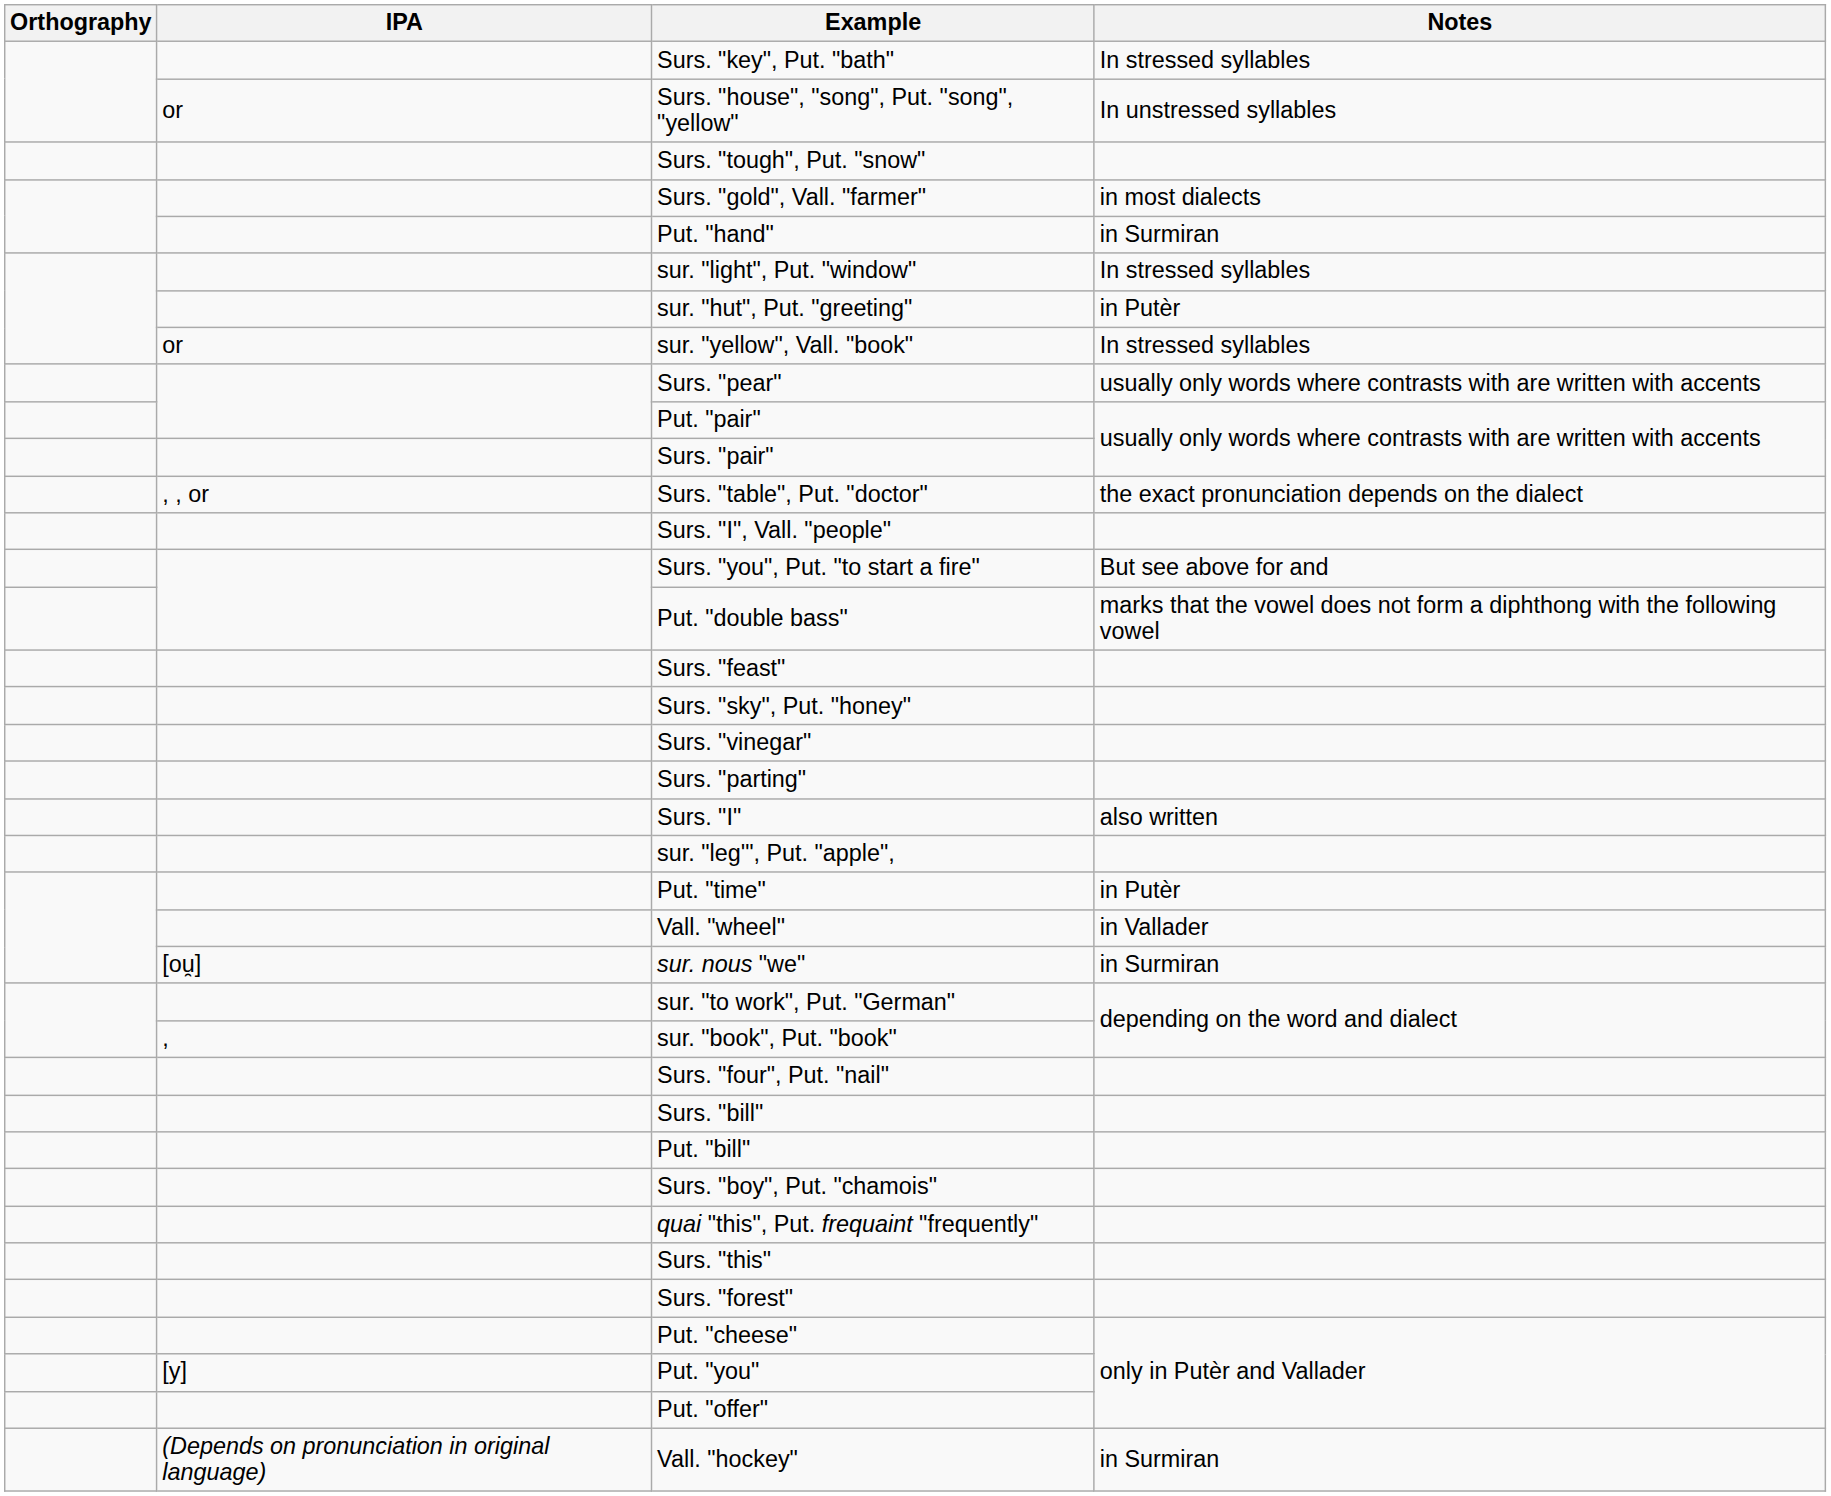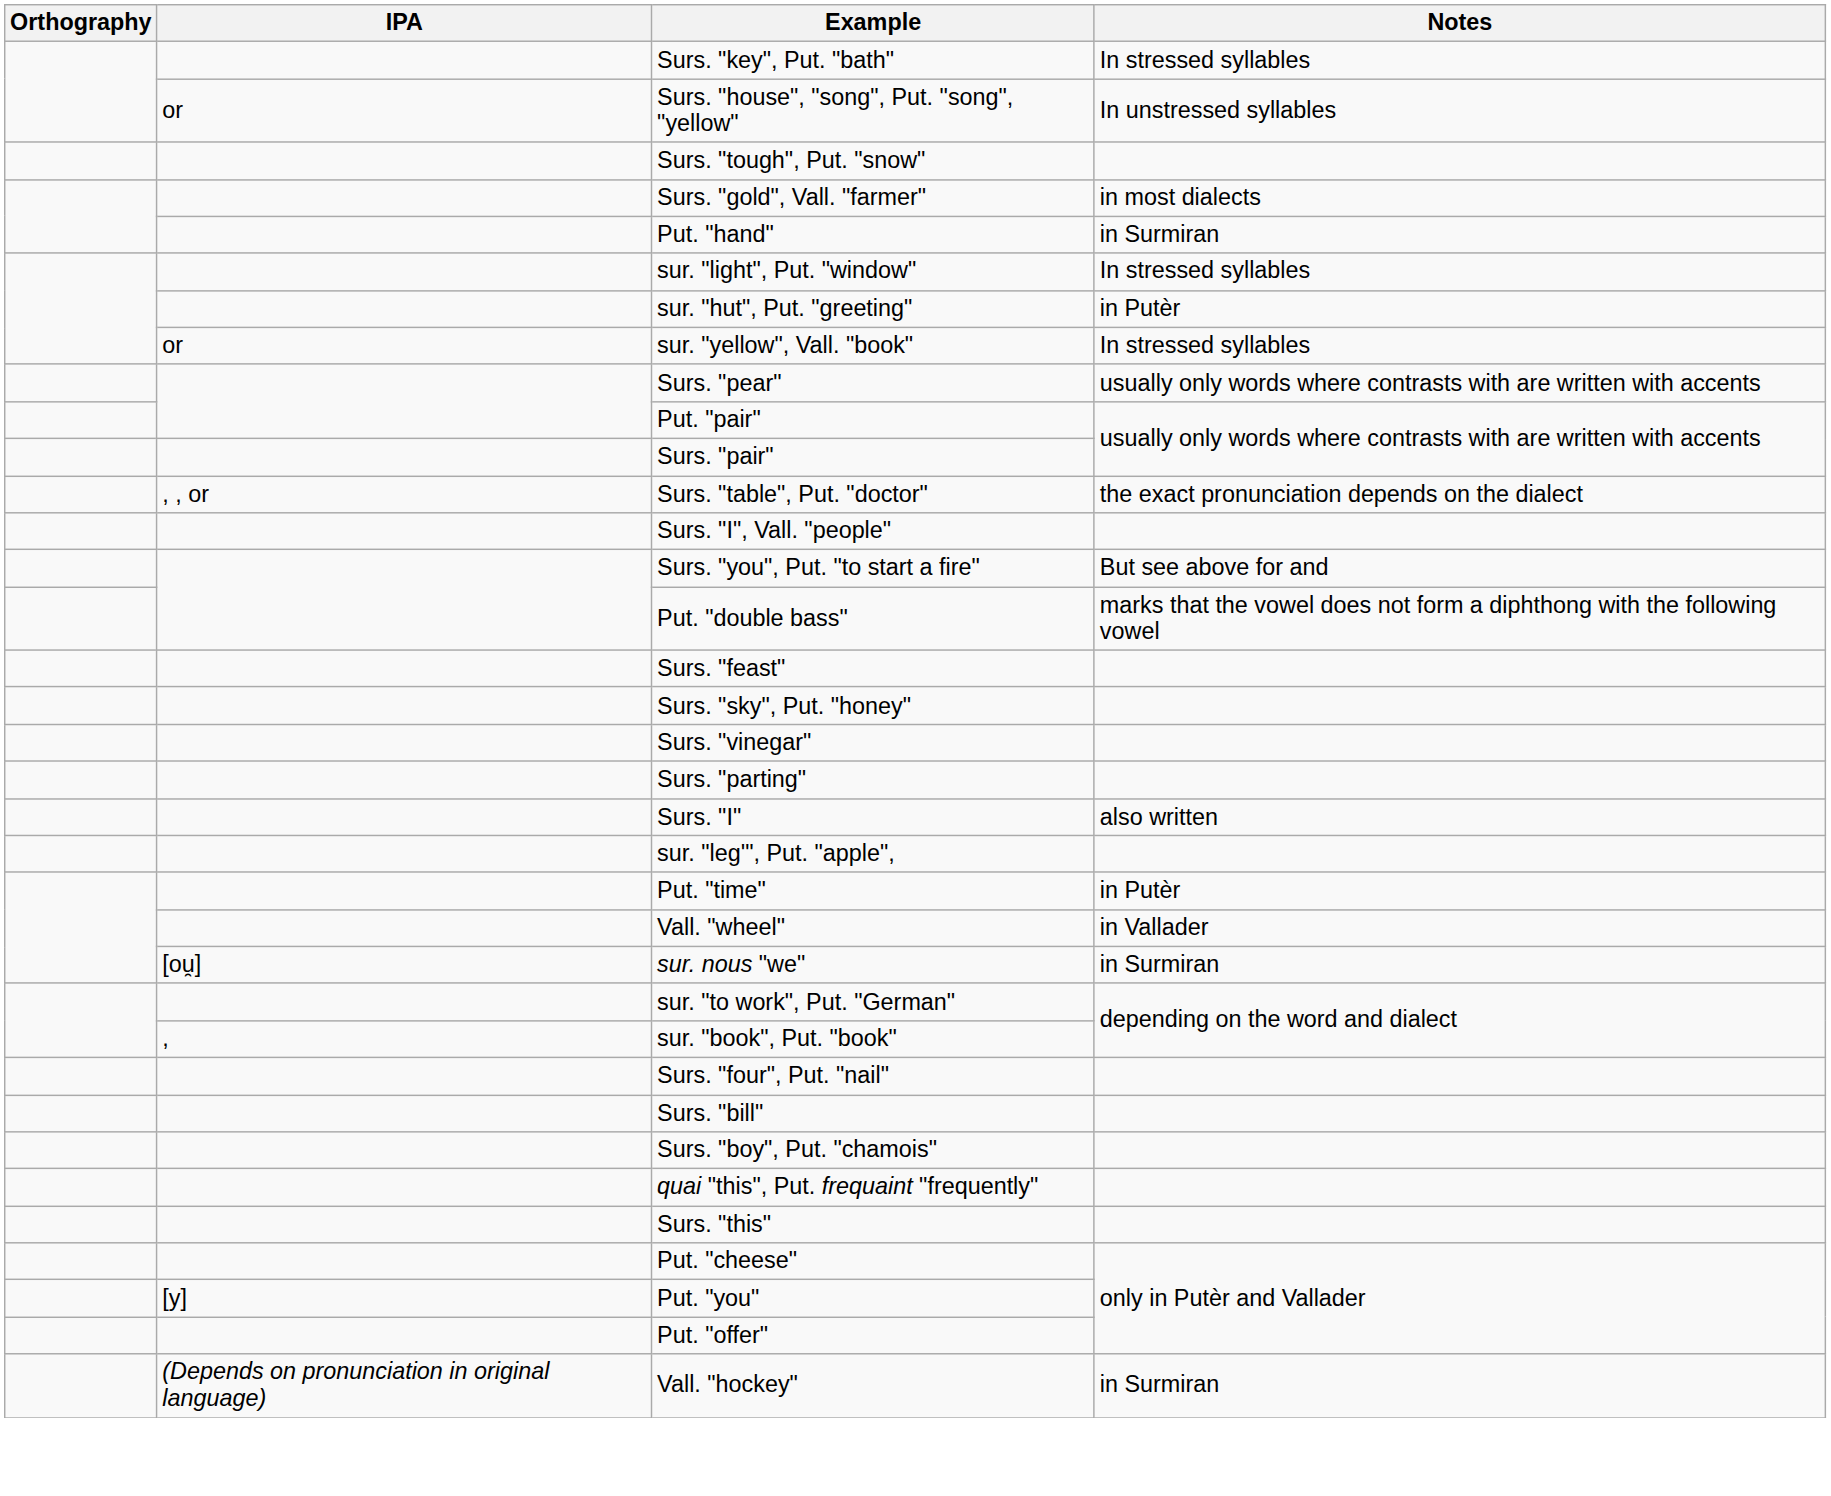- row: (704, 1149)
- row: (725, 1298)
